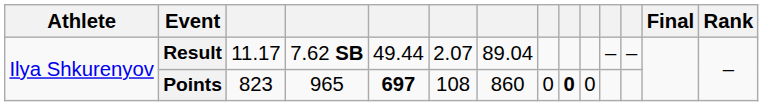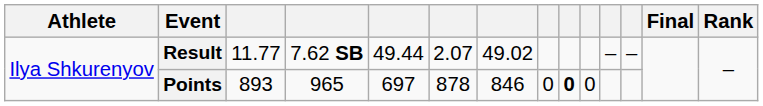(256, 53) 11.17 -> (256, 53) 11.77
(508, 53) 89.04 -> (508, 53) 49.02
(256, 85) 823 -> (256, 85) 893
(398, 85) bold -> (398, 85) normal
(453, 85) 108 -> (453, 85) 878
(508, 85) 860 -> (508, 85) 846
